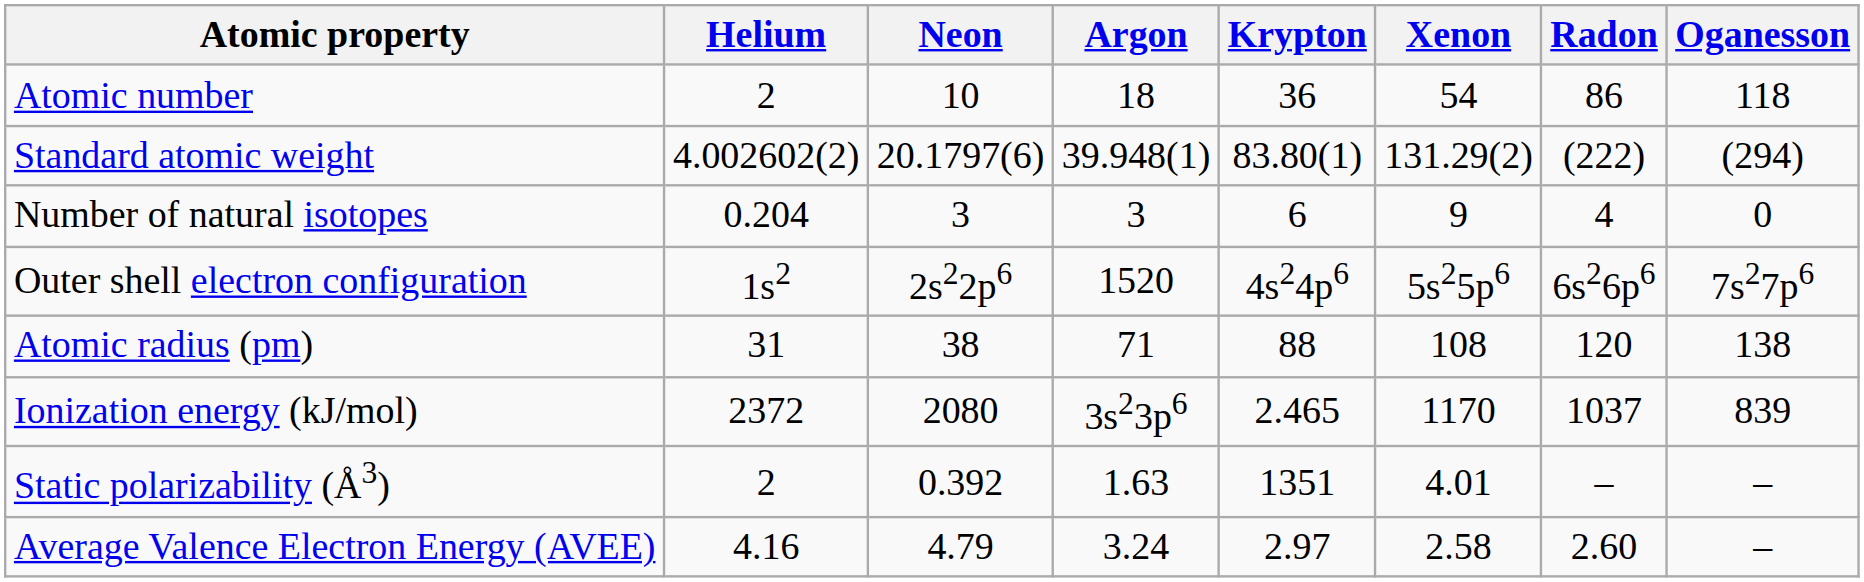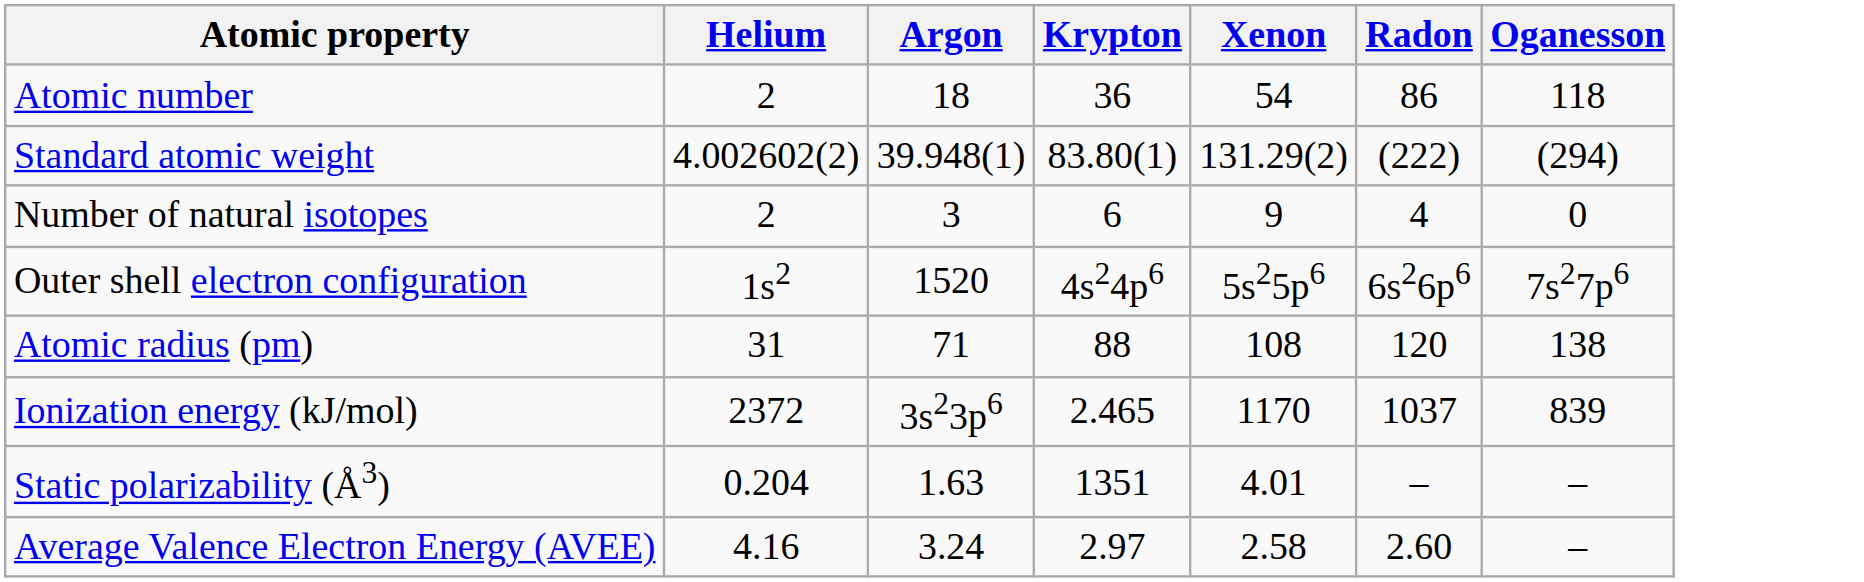- column: (961, 34)
(766, 214) 0.204 -> (766, 214) 2
(766, 481) 2 -> (766, 481) 0.204
